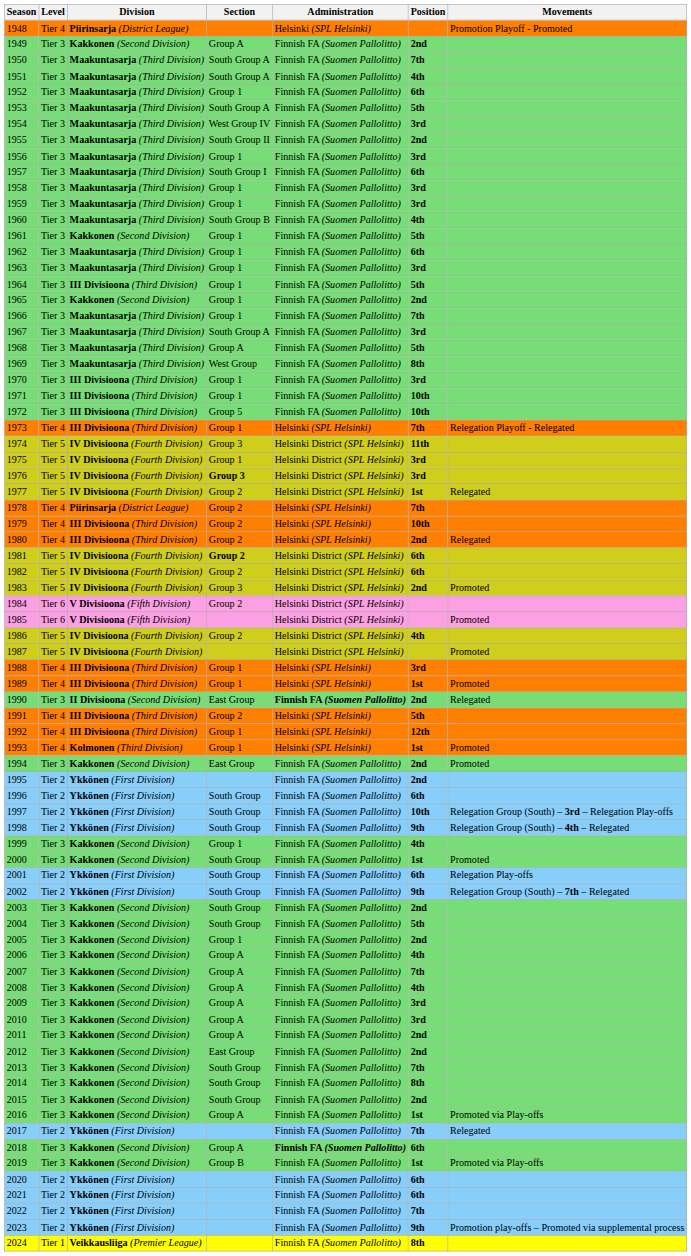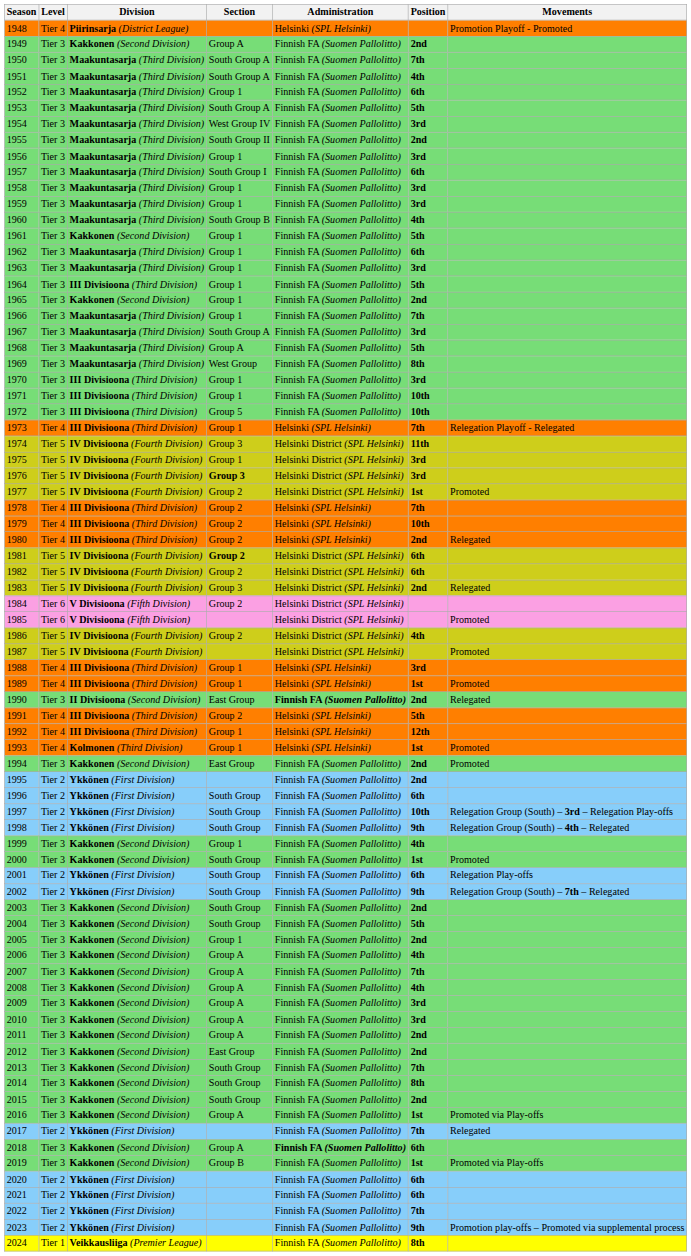(470, 492) Relegated -> (470, 492) Promoted
(129, 508) Piirinsarja (District League) -> (133, 508) III Divisioona (Third Division)
(470, 587) Promoted -> (470, 587) Relegated
